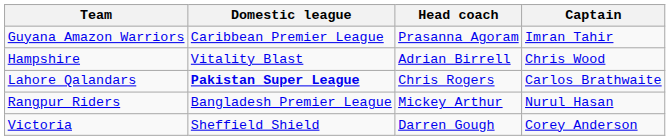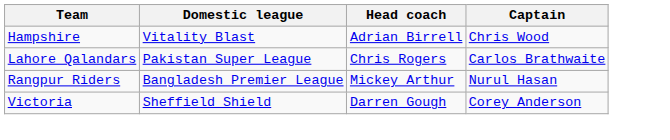- row: (96, 37)
(275, 81) bold -> (227, 59) normal
